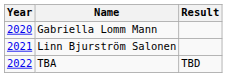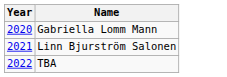- column: (200, 13)
